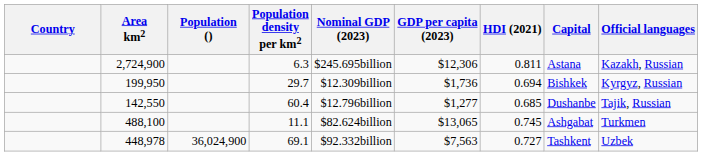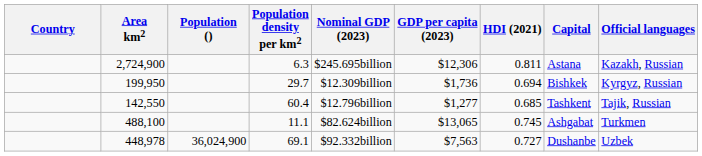(571, 102) Dushanbe -> (569, 102) Tashkent
(569, 141) Tashkent -> (571, 141) Dushanbe
